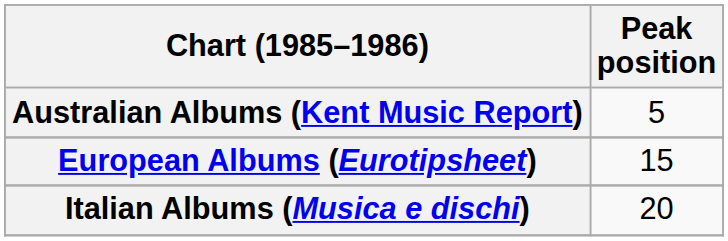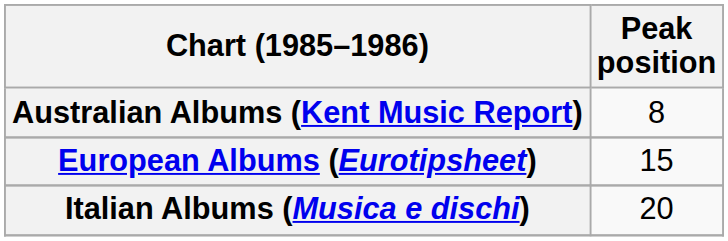(657, 112) 5 -> (657, 112) 8
